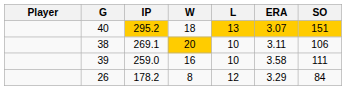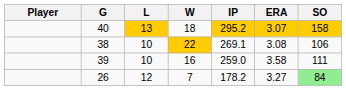columns swapped: (146, 12) <-> (233, 12)
(320, 28) 151 -> (320, 28) 158
(190, 45) 20 -> (190, 45) 22
(276, 45) 3.11 -> (276, 45) 3.08
(190, 77) 8 -> (190, 77) 7
(276, 77) 3.29 -> (276, 77) 3.27
(320, 77) no background -> (320, 77) lightgreen background
